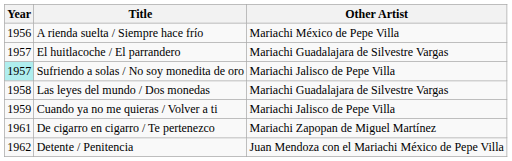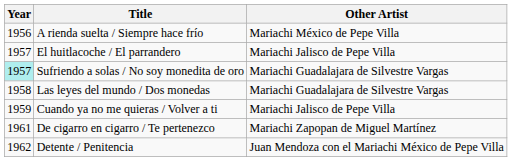(349, 52) Mariachi Guadalajara de Silvestre Vargas -> (322, 52) Mariachi Jalisco de Pepe Villa
(322, 71) Mariachi Jalisco de Pepe Villa -> (349, 71) Mariachi Guadalajara de Silvestre Vargas
